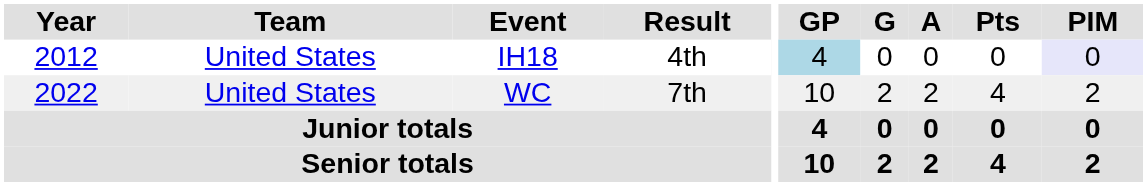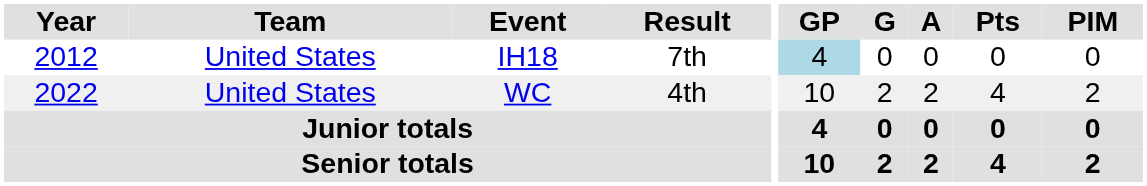(687, 57) 4th -> (687, 57) 7th
(1093, 57) lavender background -> (1093, 57) no background
(687, 92) 7th -> (687, 92) 4th
